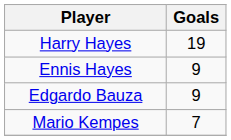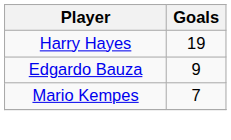- row: (86, 69)
